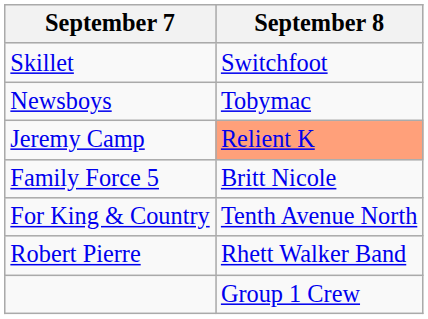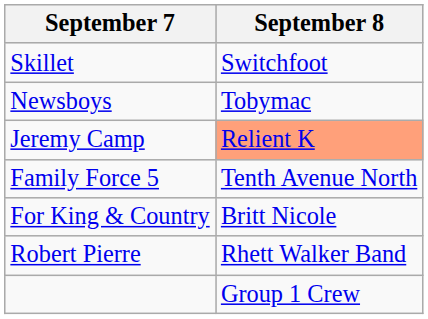(279, 178) Britt Nicole -> (319, 178) Tenth Avenue North
(319, 216) Tenth Avenue North -> (279, 216) Britt Nicole
